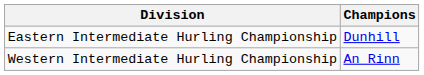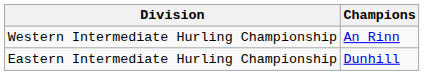rows swapped: (172, 37) <-> (172, 59)
